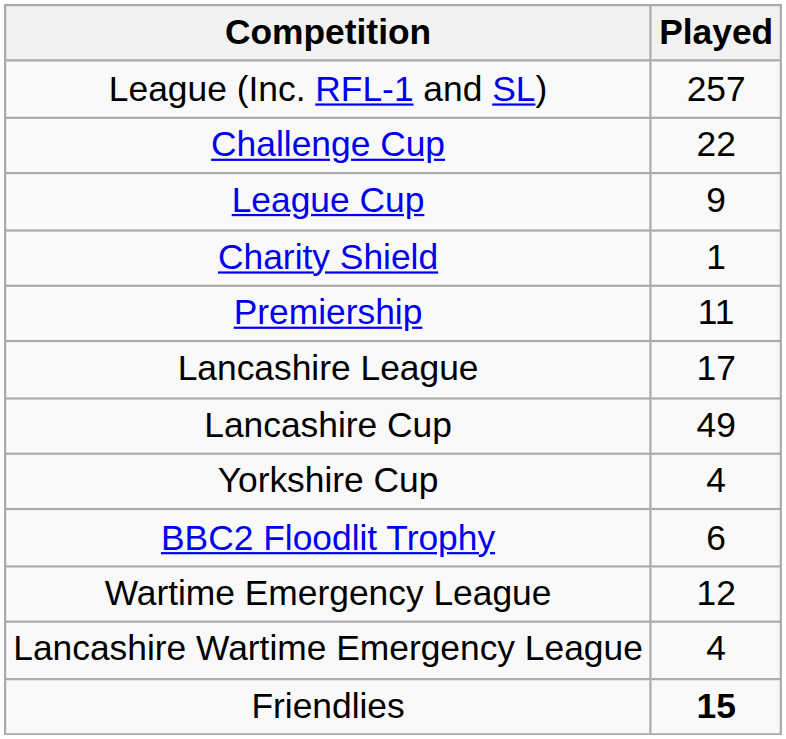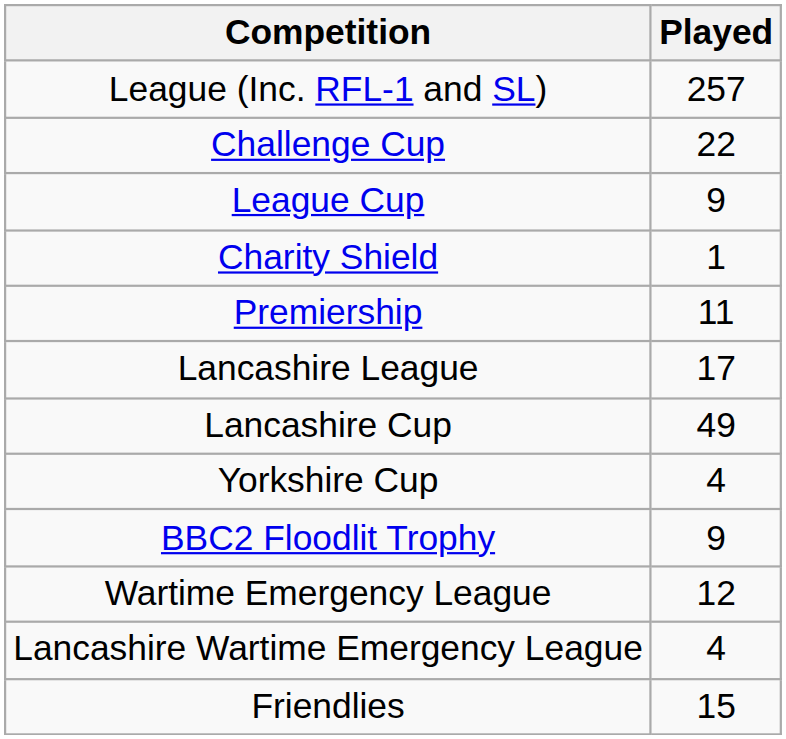(716, 537) 6 -> (716, 537) 9
(716, 705) bold -> (716, 705) normal
